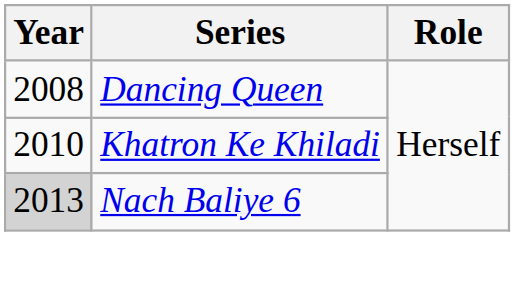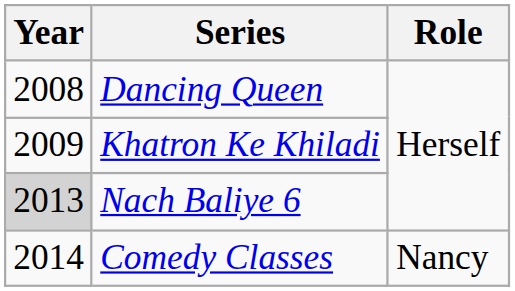(49, 144) 2010 -> (49, 144) 2009
+ row: (217, 256)
